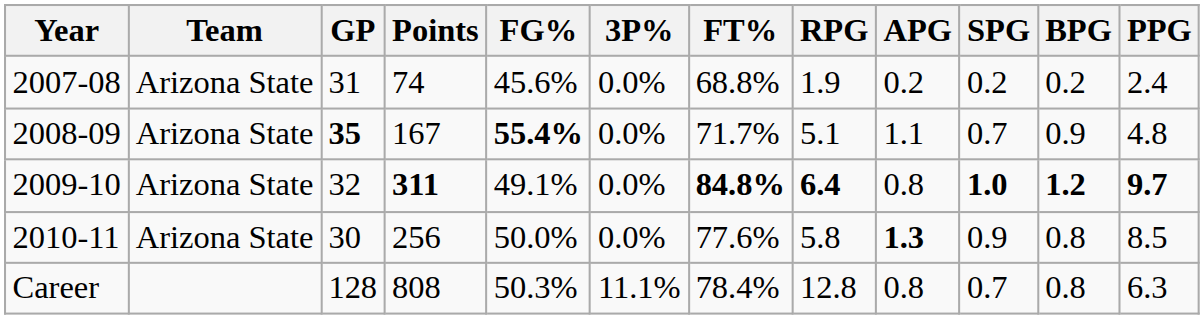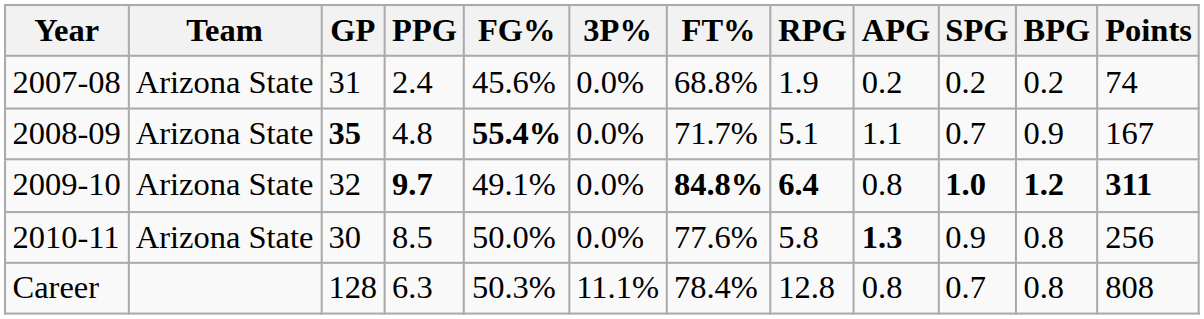columns swapped: (435, 30) <-> (1159, 30)
